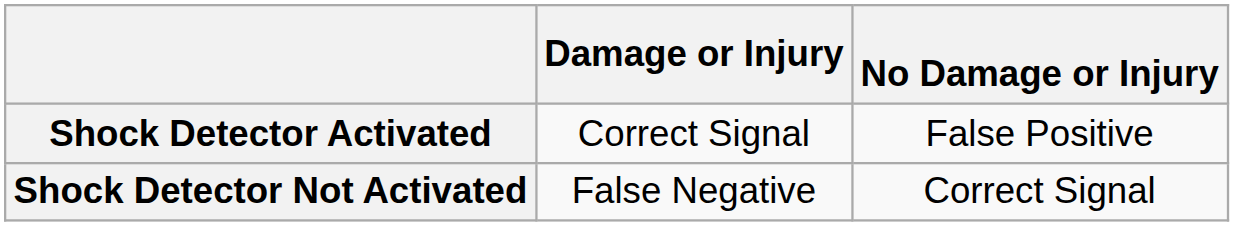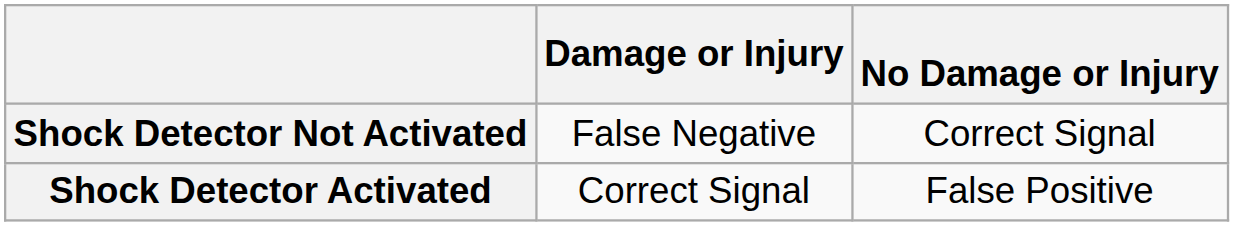rows swapped: (270, 132) <-> (270, 190)
